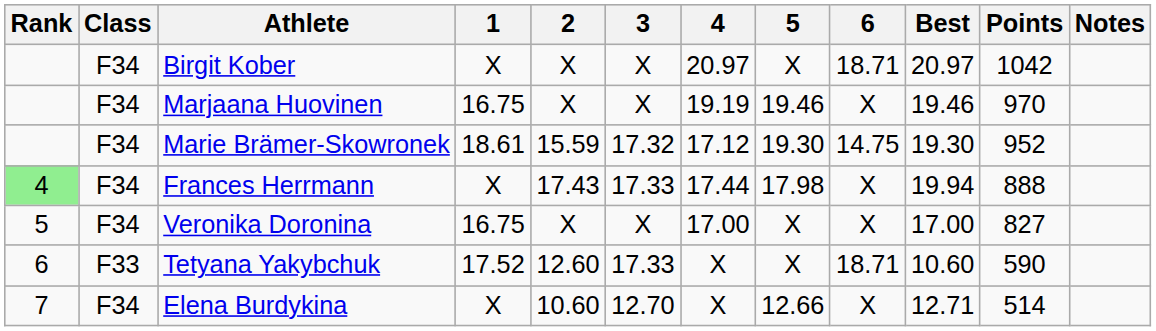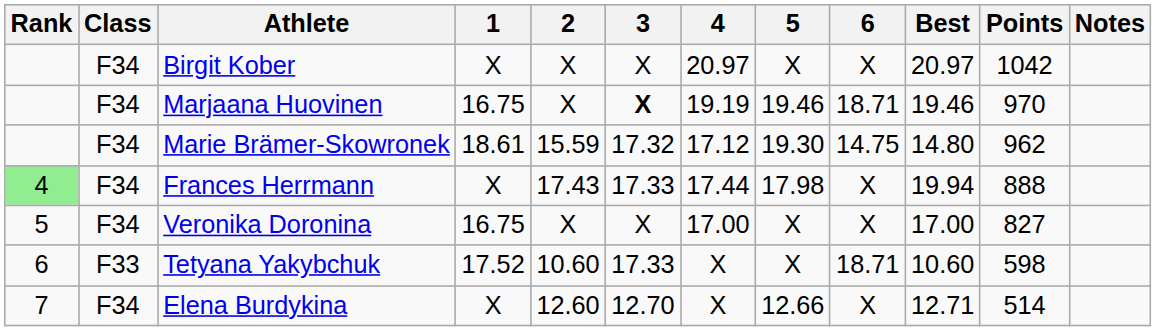(868, 64) 18.71 -> (868, 64) X
(643, 104) normal -> (643, 104) bold
(868, 104) X -> (868, 104) 18.71
(943, 144) 19.30 -> (943, 144) 14.80
(1025, 144) 952 -> (1025, 144) 962
(568, 265) 12.60 -> (568, 265) 10.60
(1025, 265) 590 -> (1025, 265) 598
(568, 305) 10.60 -> (568, 305) 12.60
